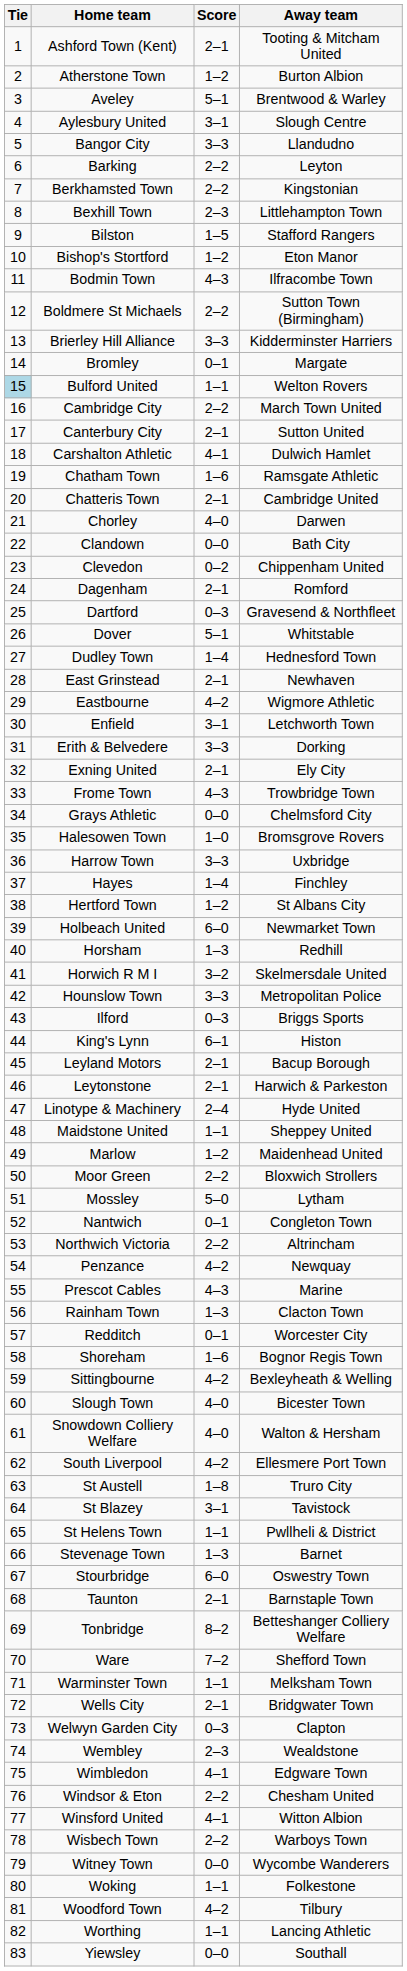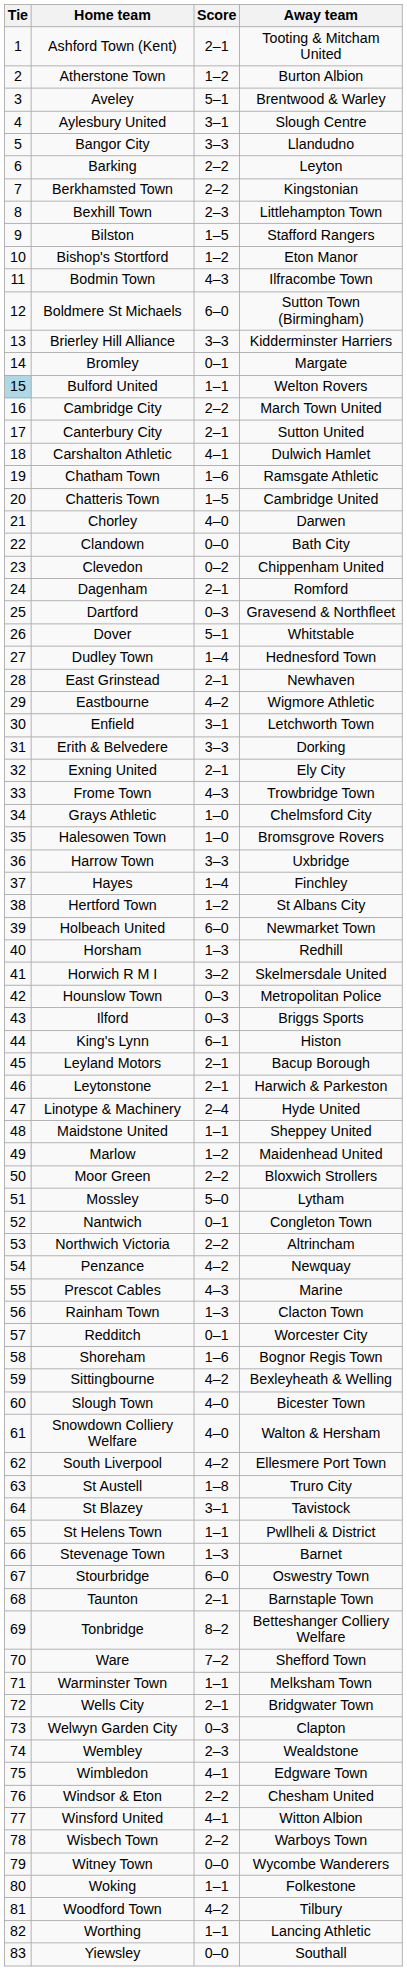(217, 310) 2–2 -> (217, 310) 6–0
(217, 499) 2–1 -> (217, 499) 1–5
(217, 815) 0–0 -> (217, 815) 1–0
(217, 996) 3–3 -> (217, 996) 0–3
